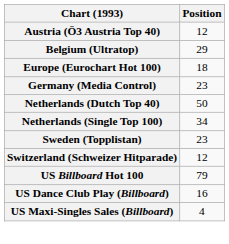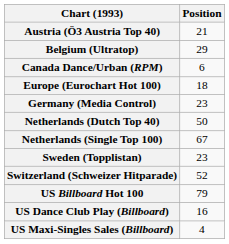(202, 31) 12 -> (202, 31) 21
+ row: (92, 67)
(202, 121) 34 -> (202, 139) 67
(202, 157) 12 -> (202, 175) 52
